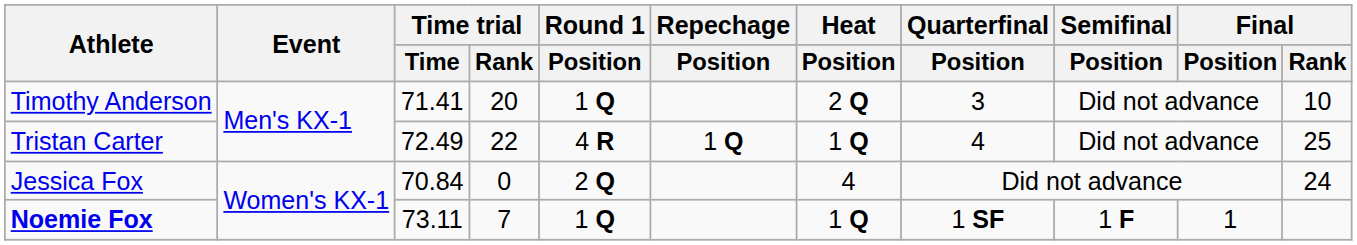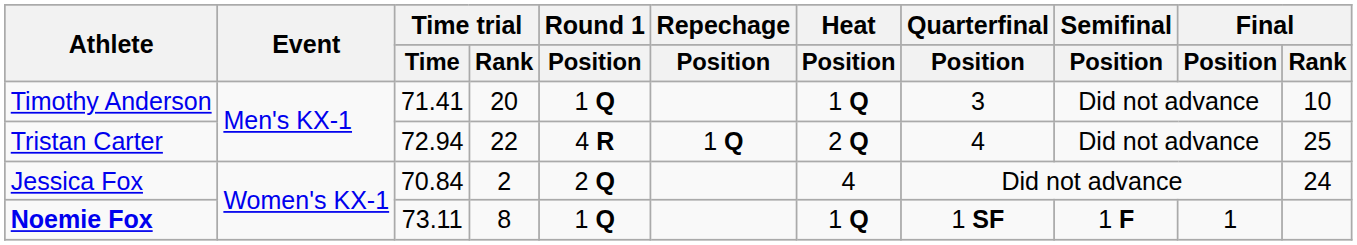(849, 102) 2 Q -> (849, 102) 1 Q
(432, 142) 72.49 -> (432, 142) 72.94
(849, 142) 1 Q -> (849, 142) 2 Q
(504, 181) 0 -> (504, 181) 2
(504, 221) 7 -> (504, 221) 8
